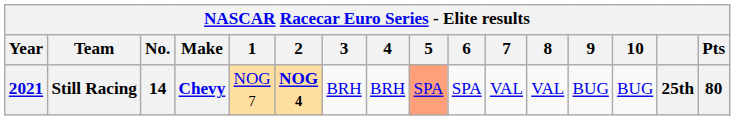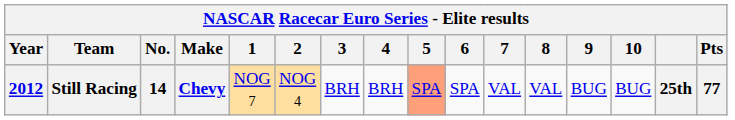(26, 89) 2021 -> (26, 89) 2012
(299, 89) bold -> (298, 88) normal
(714, 89) 80 -> (712, 89) 77
